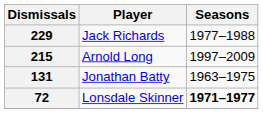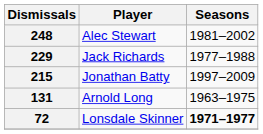+ row: (42, 35)
(117, 56) Arnold Long -> (126, 77) Jonathan Batty
(126, 77) Jonathan Batty -> (117, 98) Arnold Long
